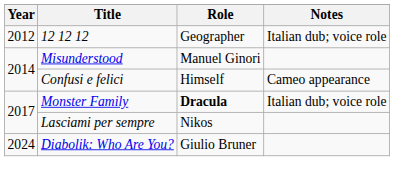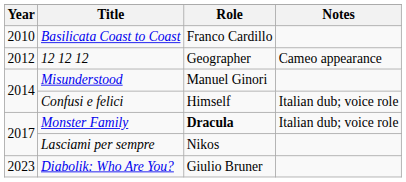+ row: (111, 36)
(327, 36) Italian dub; voice role -> (330, 58) Cameo appearance
(318, 79) Cameo appearance -> (339, 101) Italian dub; voice role
(21, 144) 2024 -> (21, 166) 2023
